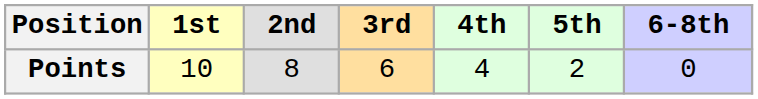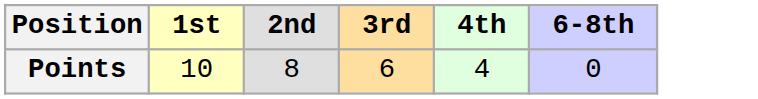- column: (577, 27)
